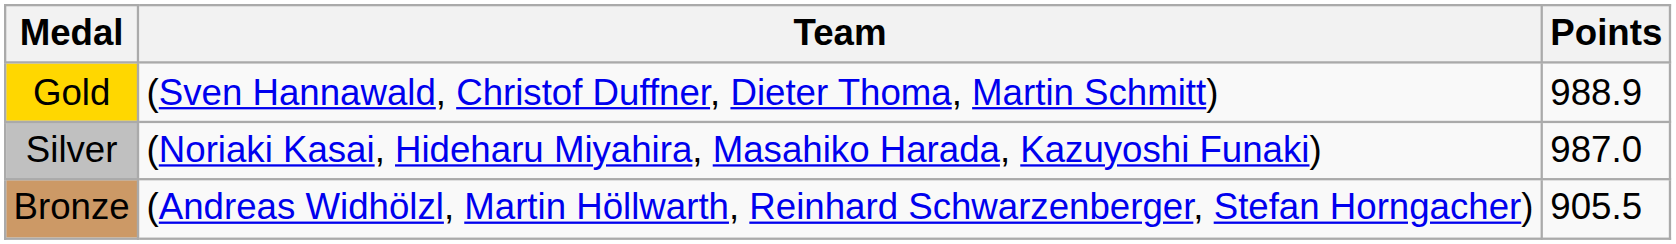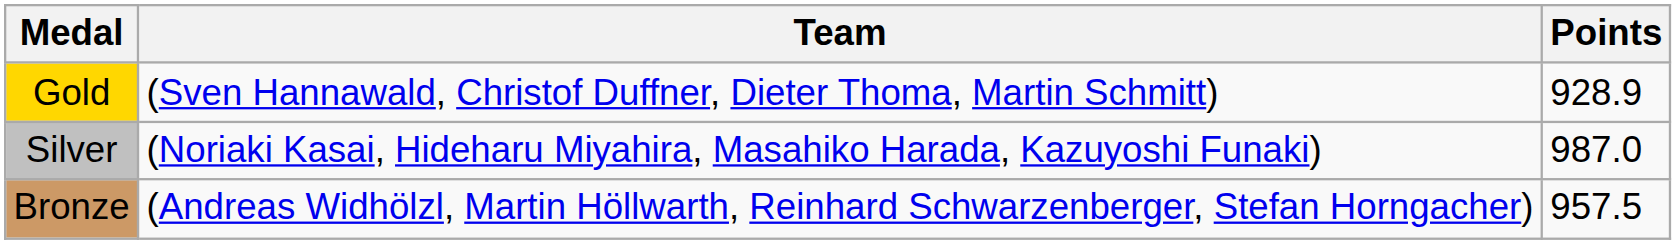(1596, 91) 988.9 -> (1596, 91) 928.9
(1596, 207) 905.5 -> (1596, 207) 957.5
